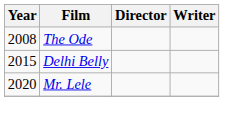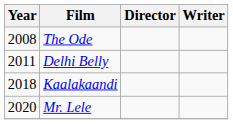(22, 61) 2015 -> (22, 61) 2011
+ row: (80, 84)
